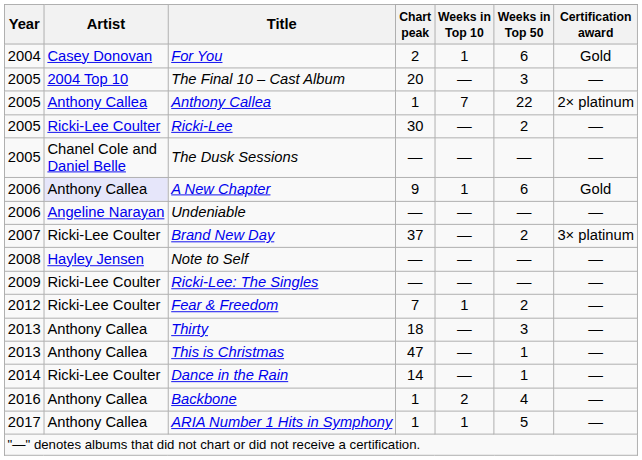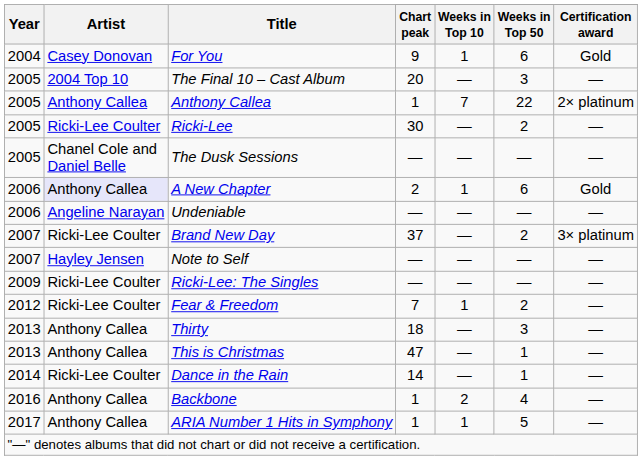(415, 56) 2 -> (415, 56) 9
(415, 189) 9 -> (415, 189) 2
(24, 259) 2008 -> (24, 259) 2007
